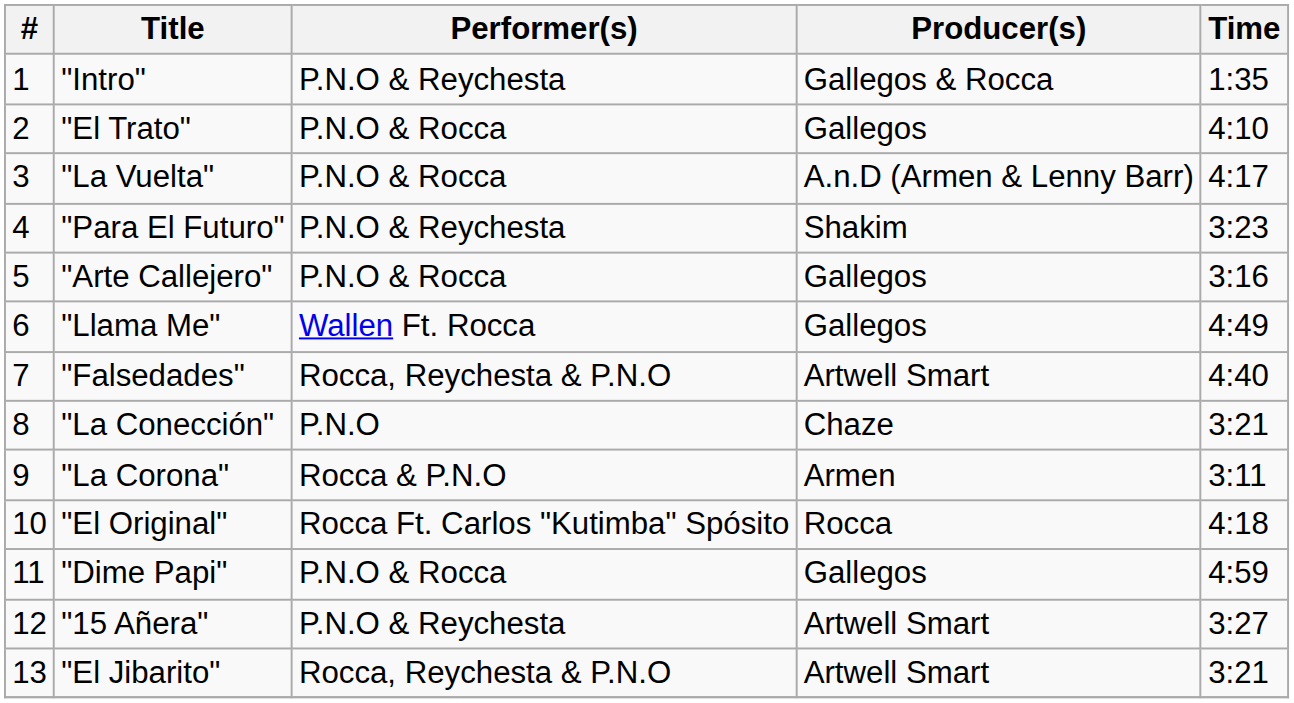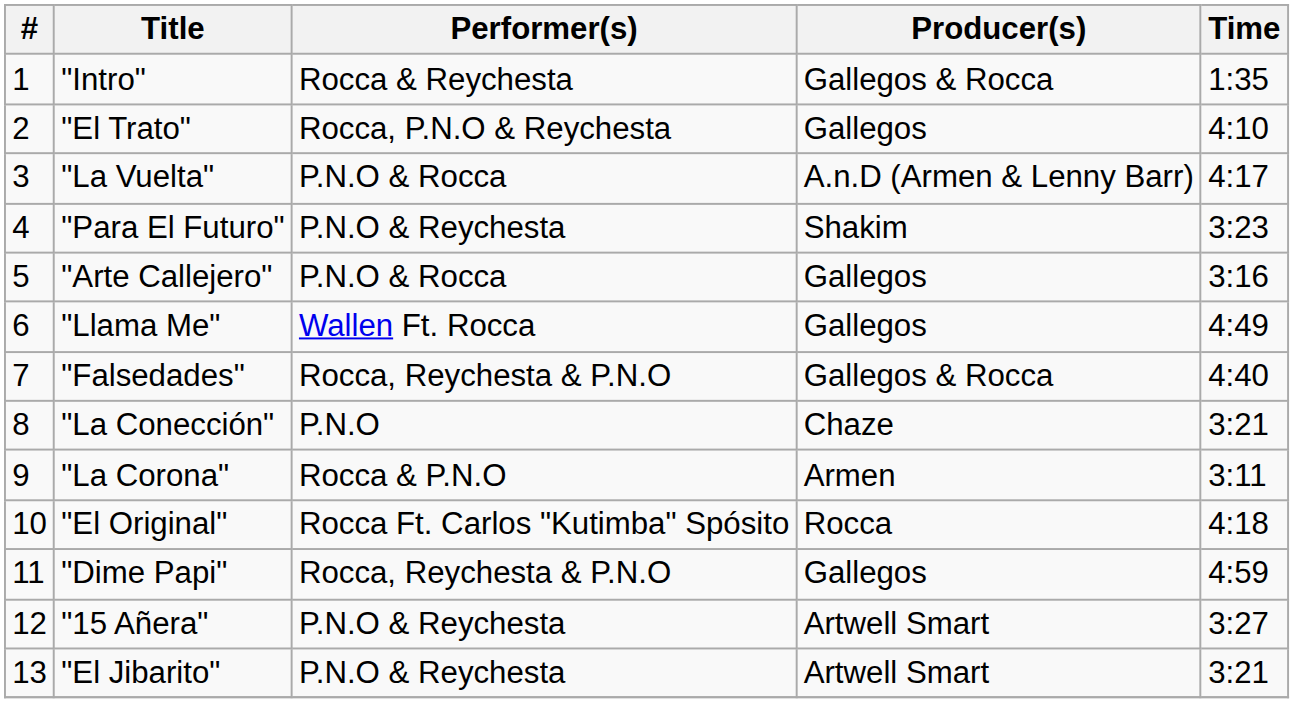(432, 78) P.N.O & Reychesta -> (436, 78) Rocca & Reychesta
(403, 128) P.N.O & Rocca -> (485, 128) Rocca, P.N.O & Reychesta
(896, 375) Artwell Smart -> (929, 375) Gallegos & Rocca
(403, 573) P.N.O & Rocca -> (485, 573) Rocca, Reychesta & P.N.O
(485, 672) Rocca, Reychesta & P.N.O -> (432, 672) P.N.O & Reychesta
